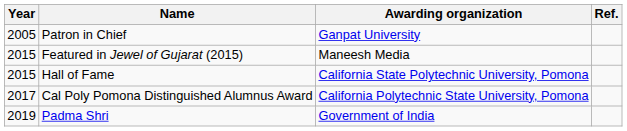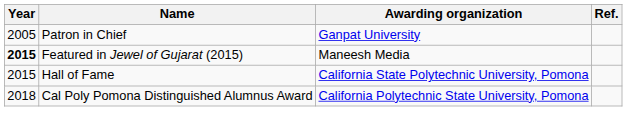(22, 55) normal -> (22, 55) bold
(22, 95) 2017 -> (22, 95) 2018
- row: (75, 116)
